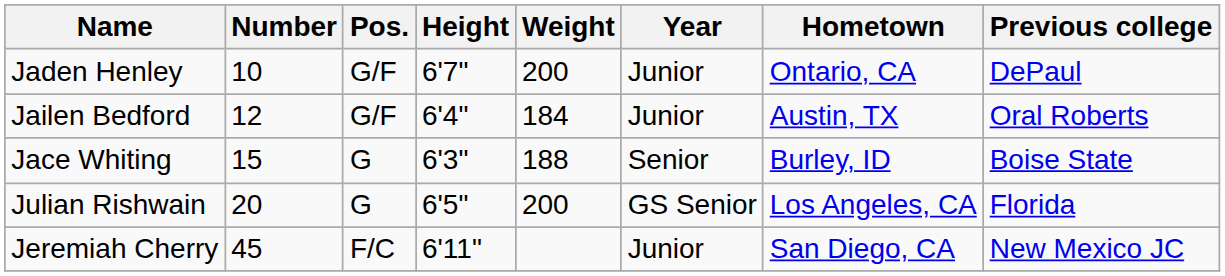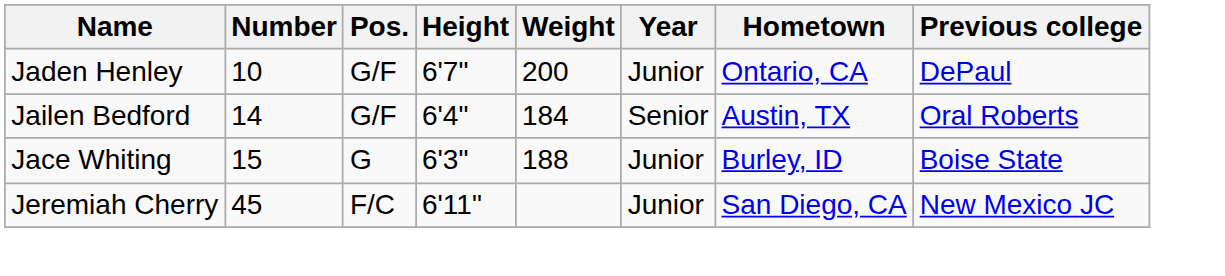(247, 115) 12 -> (247, 115) 14
(666, 115) Junior -> (668, 115) Senior
(668, 159) Senior -> (666, 159) Junior
- row: (109, 204)
